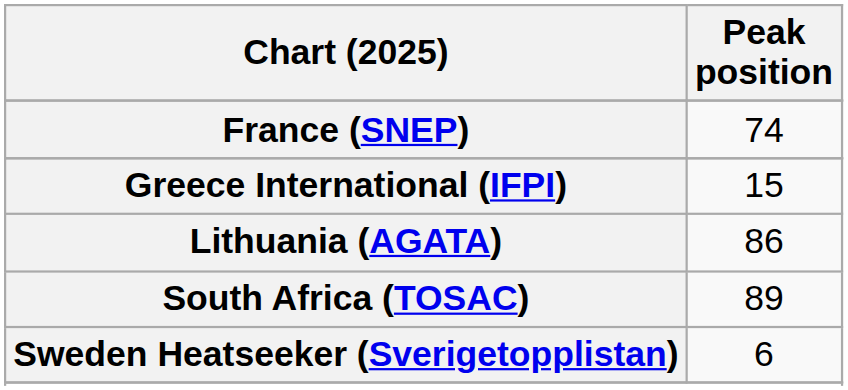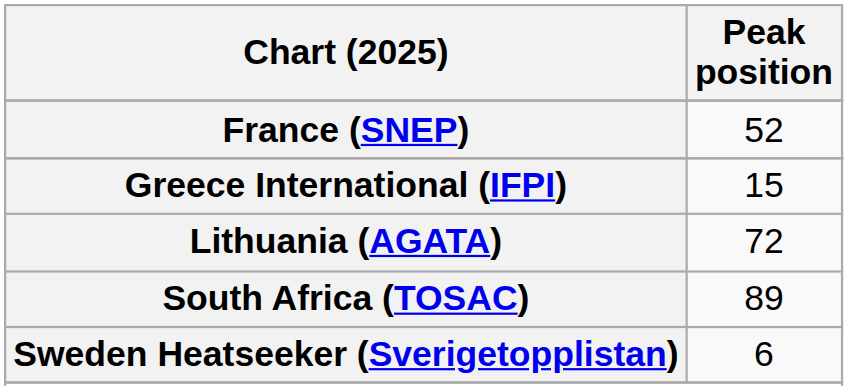(764, 128) 74 -> (764, 128) 52
(764, 241) 86 -> (764, 241) 72
